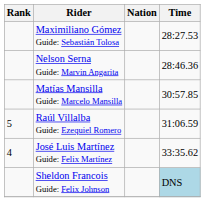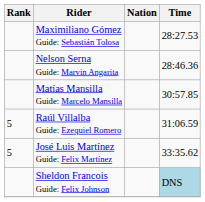(9, 153) 4 -> (9, 153) 5
